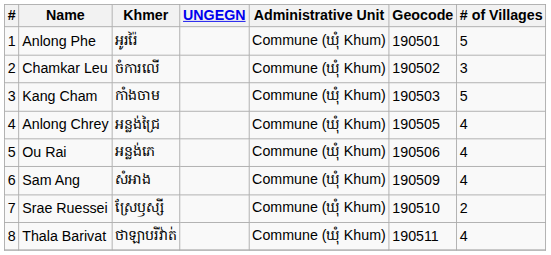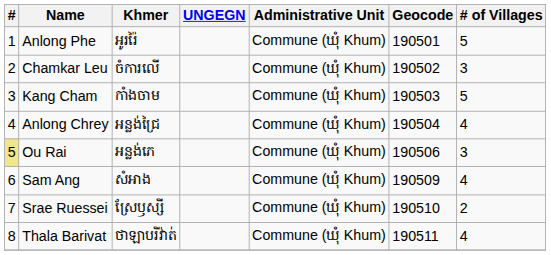(416, 124) 190505 -> (416, 124) 190504
(12, 152) no background -> (12, 152) khaki background
(464, 152) 4 -> (464, 152) 3
